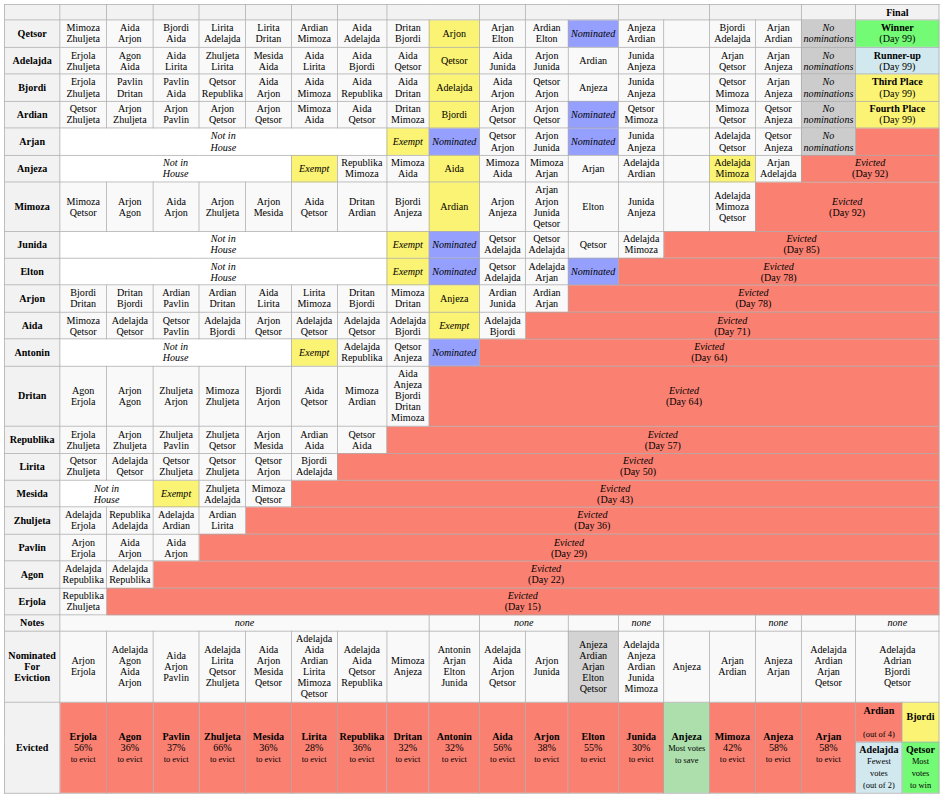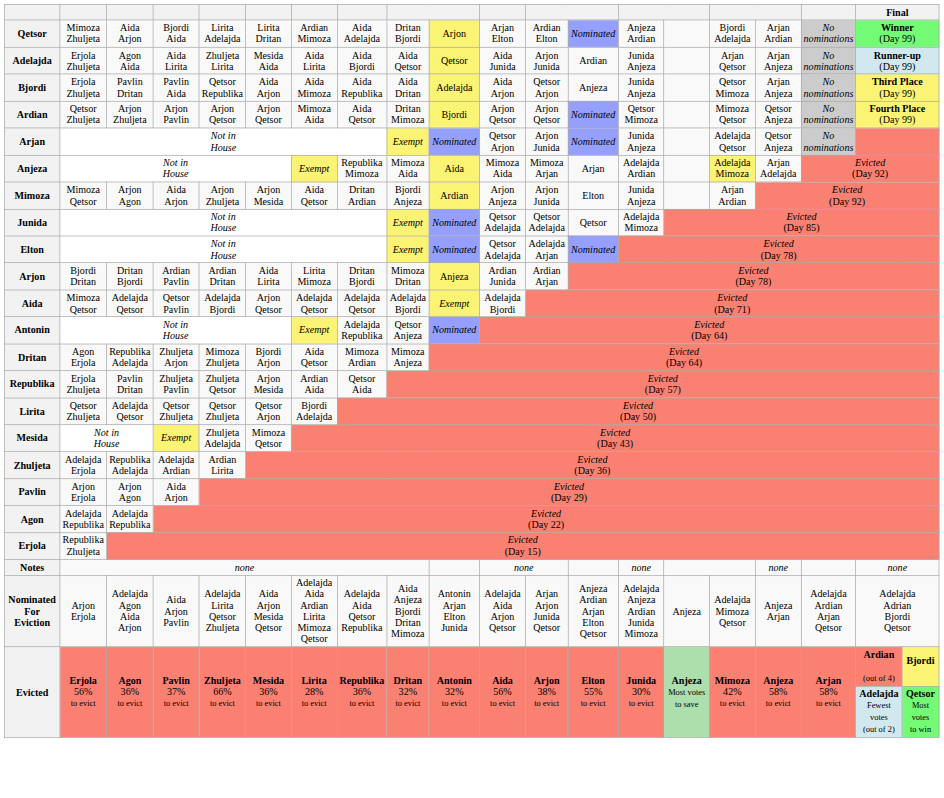(547, 206) Arjan Arjon Junida Qetsor -> (547, 195) Arjon Junida
(732, 206) Adelajda Mimoza Qetsor -> (732, 195) Arjan Ardian
(130, 396) Arjon Agon -> (130, 357) Republika Adelajda
(408, 396) Aida Anjeza Bjordi Dritan Mimoza -> (408, 357) Mimoza Anjeza
(130, 439) Arjon Zhuljeta -> (130, 384) Pavlin Dritan
(130, 547) Aida Arjon -> (130, 492) Arjon Agon
(408, 666) Mimoza Anjeza -> (408, 611) Aida Anjeza Bjordi Dritan Mimoza
(547, 666) Arjon Junida -> (547, 611) Arjan Arjon Junida Qetsor
(593, 666) lightgrey background -> (593, 611) no background
(732, 666) Arjan Ardian -> (732, 611) Adelajda Mimoza Qetsor
